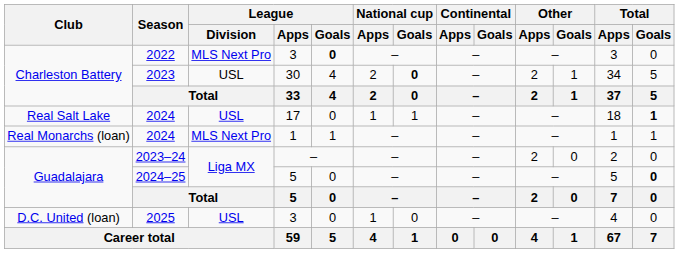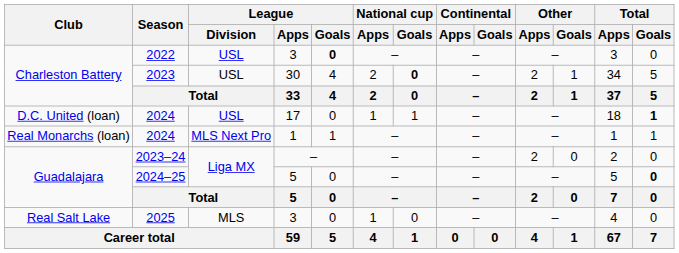(231, 55) MLS Next Pro -> (231, 55) USL
(69, 116) Real Salt Lake -> (69, 116) D.C. United (loan)
(69, 217) D.C. United (loan) -> (69, 217) Real Salt Lake
(231, 217) USL -> (231, 217) MLS
